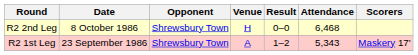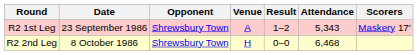rows swapped: (32, 43) <-> (32, 27)
